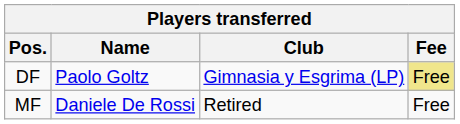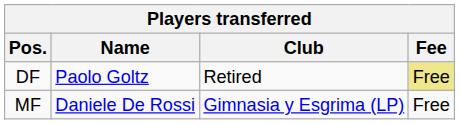(304, 76) Gimnasia y Esgrima (LP) -> (233, 76) Retired
(233, 105) Retired -> (304, 105) Gimnasia y Esgrima (LP)
